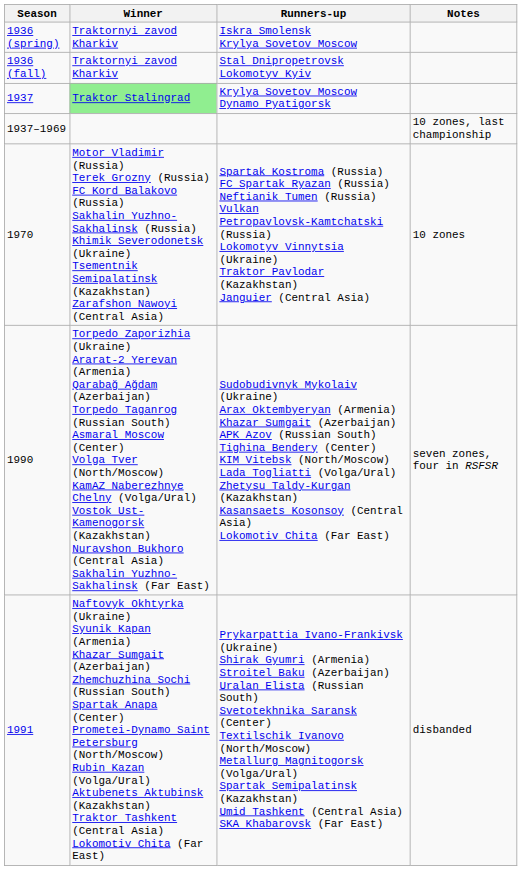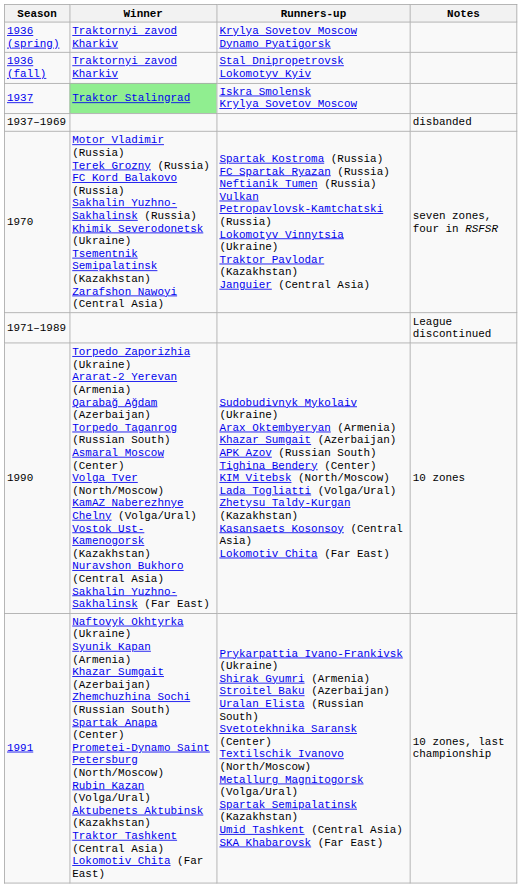(288, 37) Iskra Smolensk Krylya Sovetov Moscow -> (288, 37) Krylya Sovetov Moscow Dynamo Pyatigorsk
(288, 98) Krylya Sovetov Moscow Dynamo Pyatigorsk -> (288, 98) Iskra Smolensk Krylya Sovetov Moscow
(459, 129) 10 zones, last championship -> (442, 122) disbanded
(439, 235) 10 zones -> (455, 222) seven zones, four in RSFSR
+ row: (37, 328)
(455, 460) seven zones, four in RSFSR -> (439, 478) 10 zones
(442, 730) disbanded -> (459, 748) 10 zones, last championship
